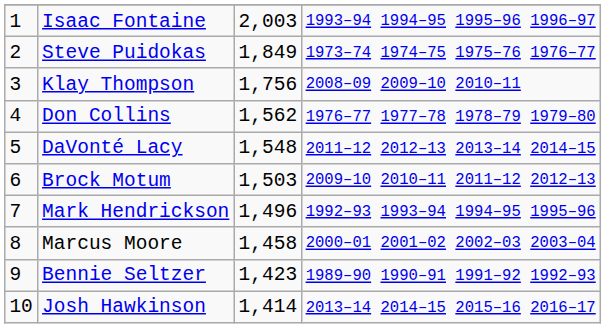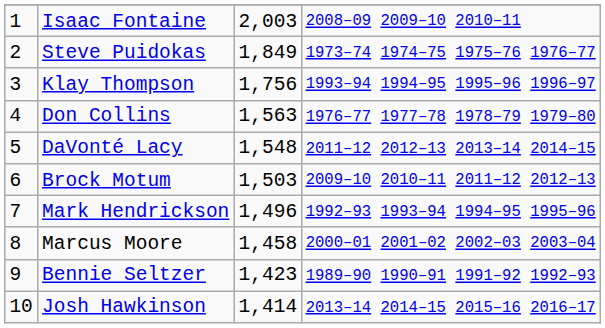(451, 21) 1993–94 1994–95 1995–96 1996–97 -> (413, 21) 2008–09 2009–10 2010–11
(413, 84) 2008–09 2009–10 2010–11 -> (451, 84) 1993–94 1994–95 1995–96 1996–97
(268, 116) 1,562 -> (268, 116) 1,563
